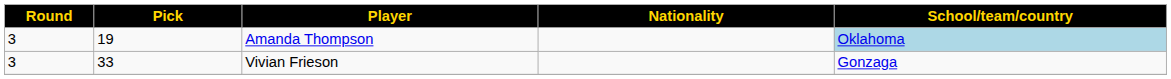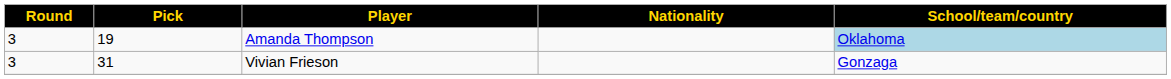(105, 62) 33 -> (105, 62) 31
